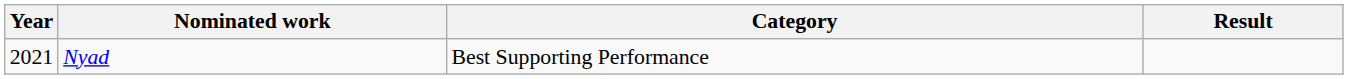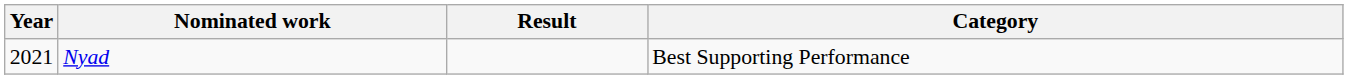columns swapped: (795, 21) <-> (1243, 21)
